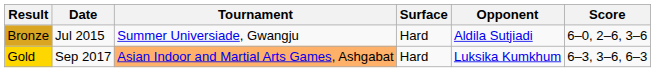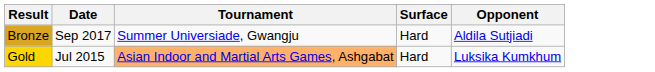- column: (607, 14)
(80, 35) Jul 2015 -> (83, 35) Sep 2017
(83, 56) Sep 2017 -> (80, 56) Jul 2015
